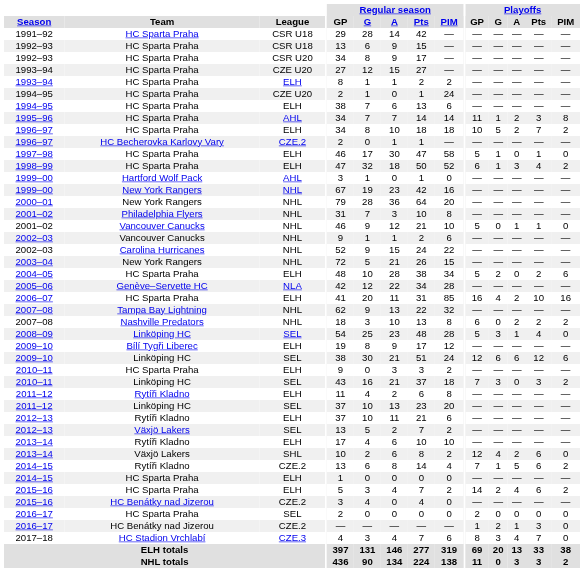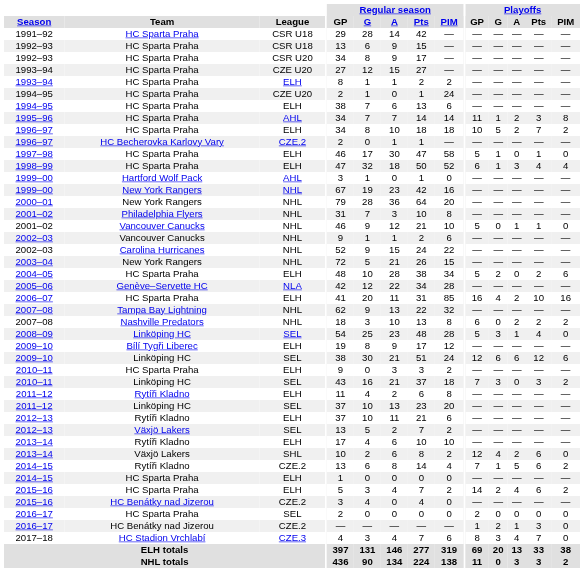(566, 166) 2 -> (566, 166) 4
